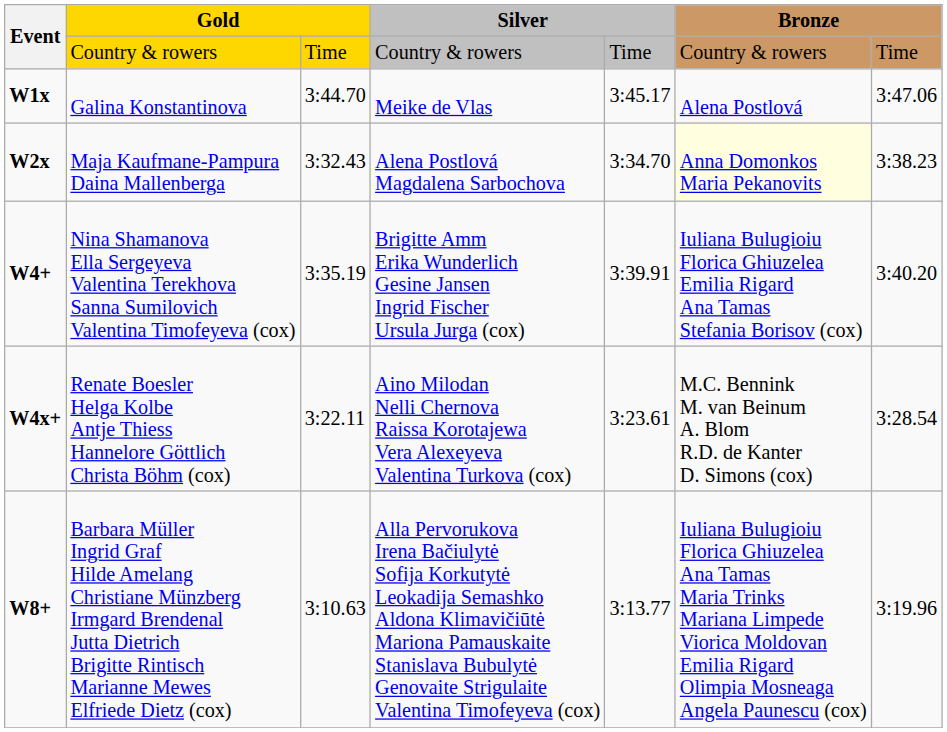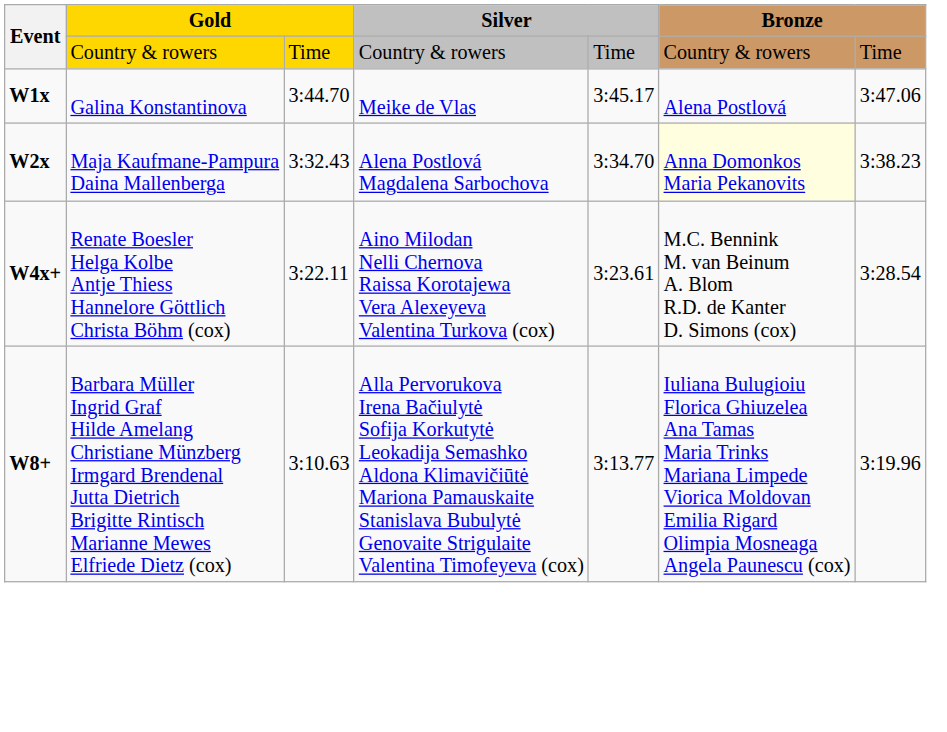- row: (30, 273)
